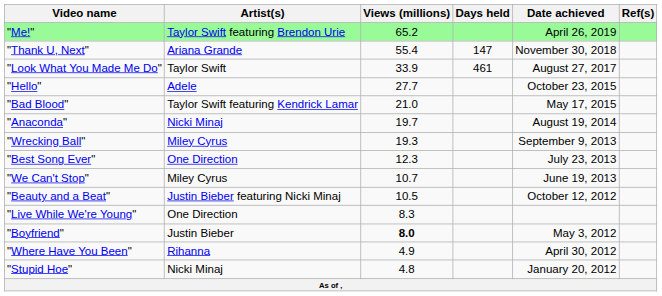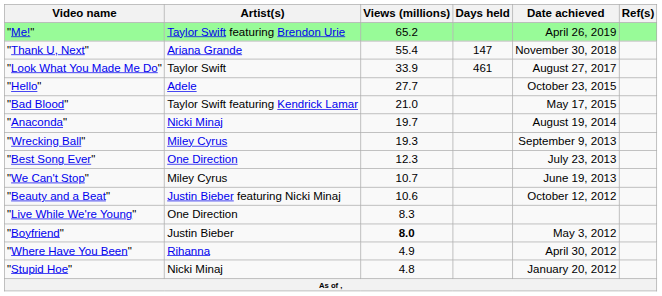(407, 196) 10.5 -> (407, 196) 10.6
